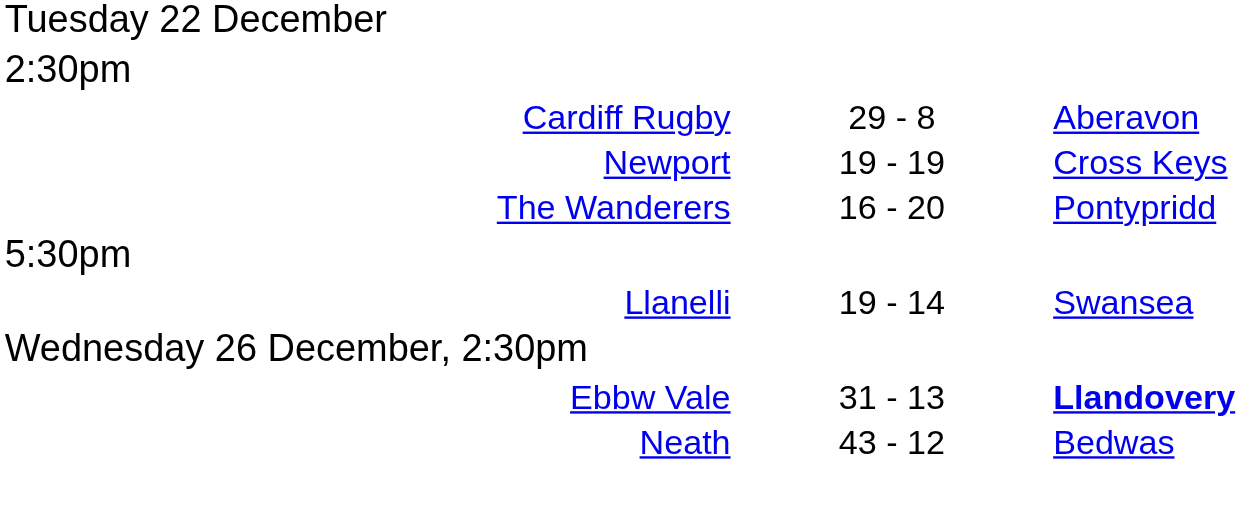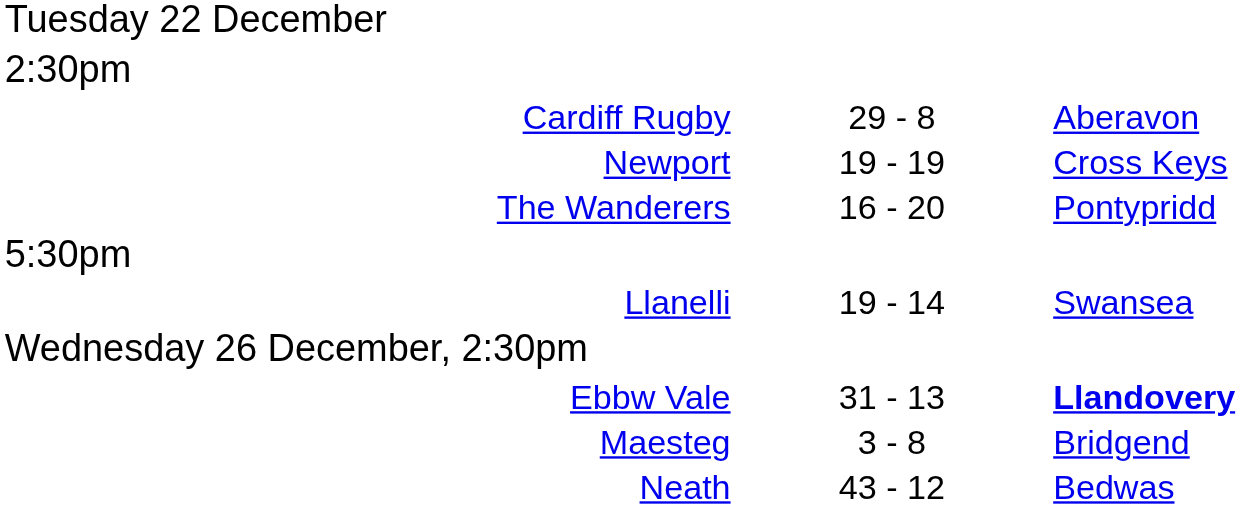+ row: (665, 442)
